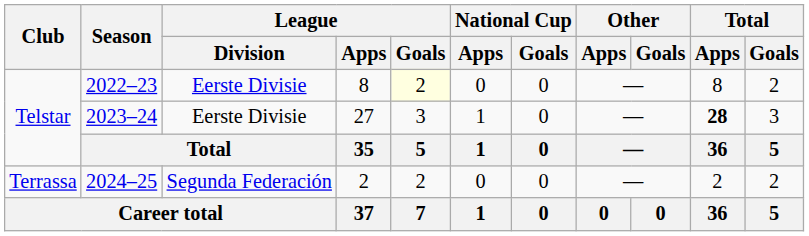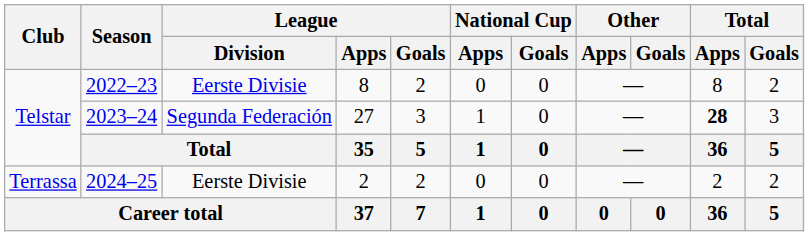(421, 85) lightyellow background -> (421, 85) no background
(249, 117) Eerste Divisie -> (249, 117) Segunda Federación
(249, 181) Segunda Federación -> (249, 181) Eerste Divisie
